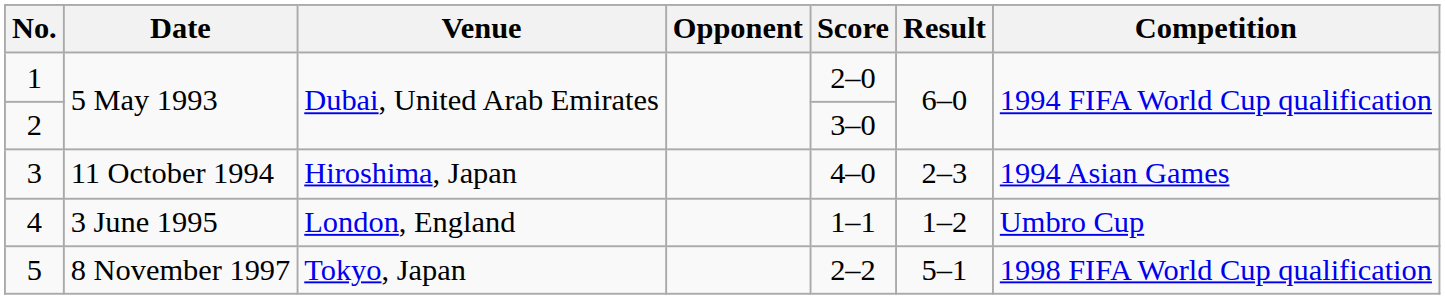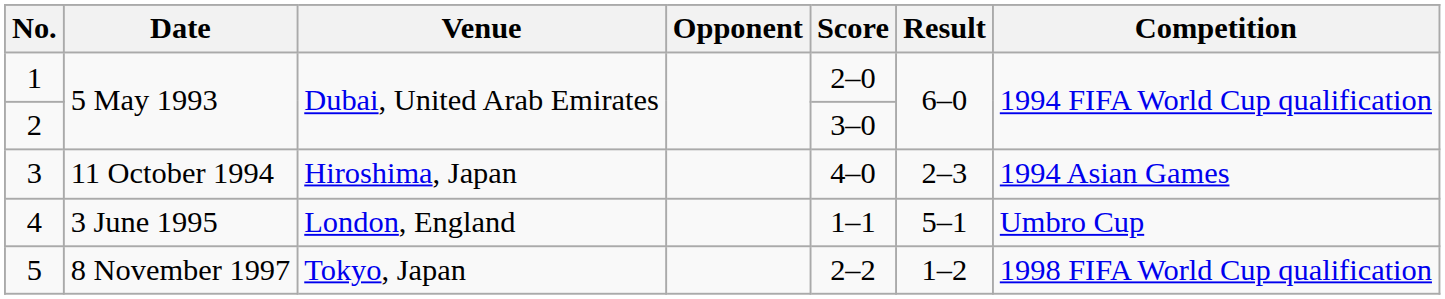(944, 221) 1–2 -> (944, 221) 5–1
(944, 269) 5–1 -> (944, 269) 1–2
